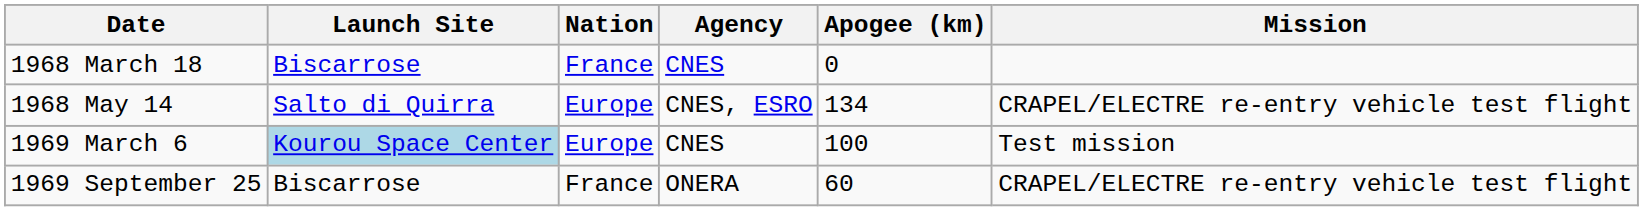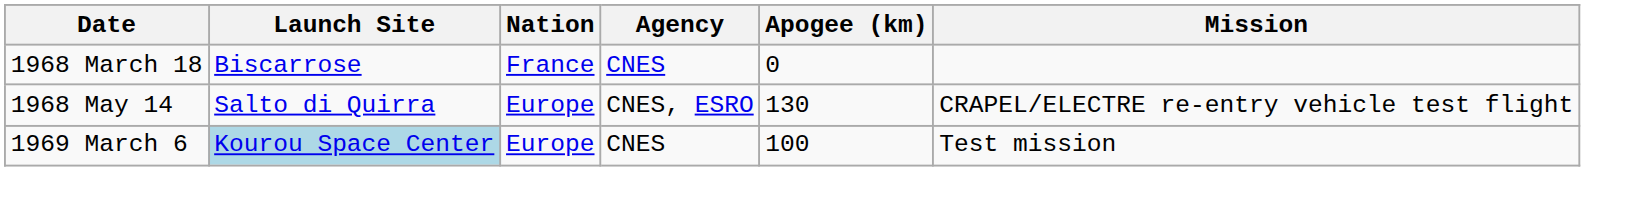(846, 105) 134 -> (787, 105) 130
- row: (136, 185)
